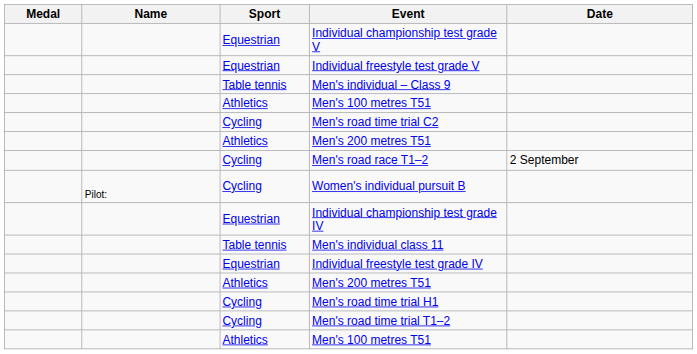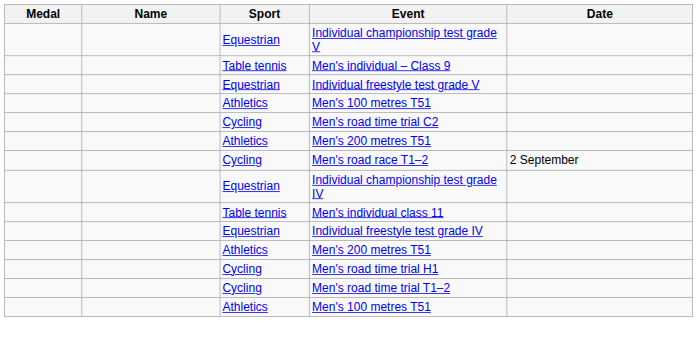rows swapped: (254, 85) <-> (251, 66)
- row: (242, 186)
